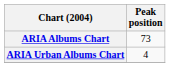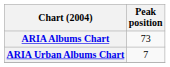(146, 54) 4 -> (146, 54) 7
